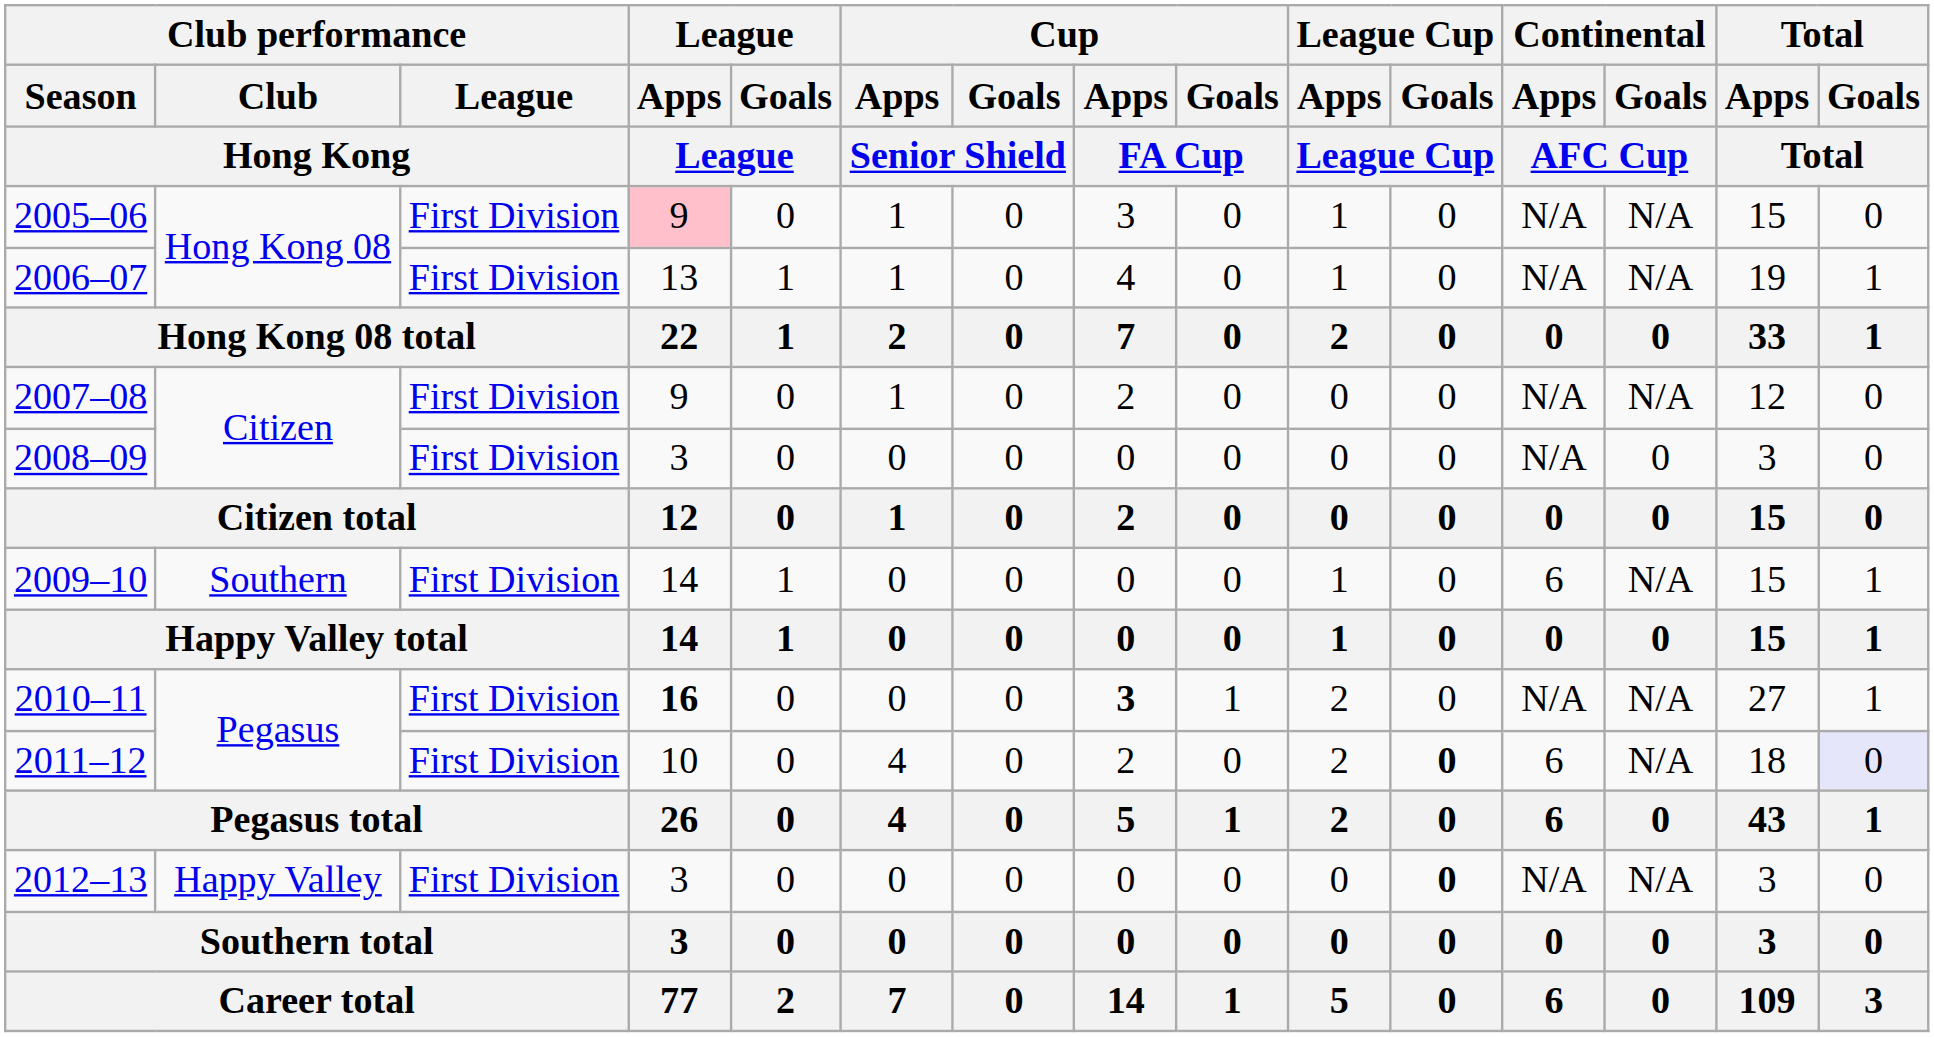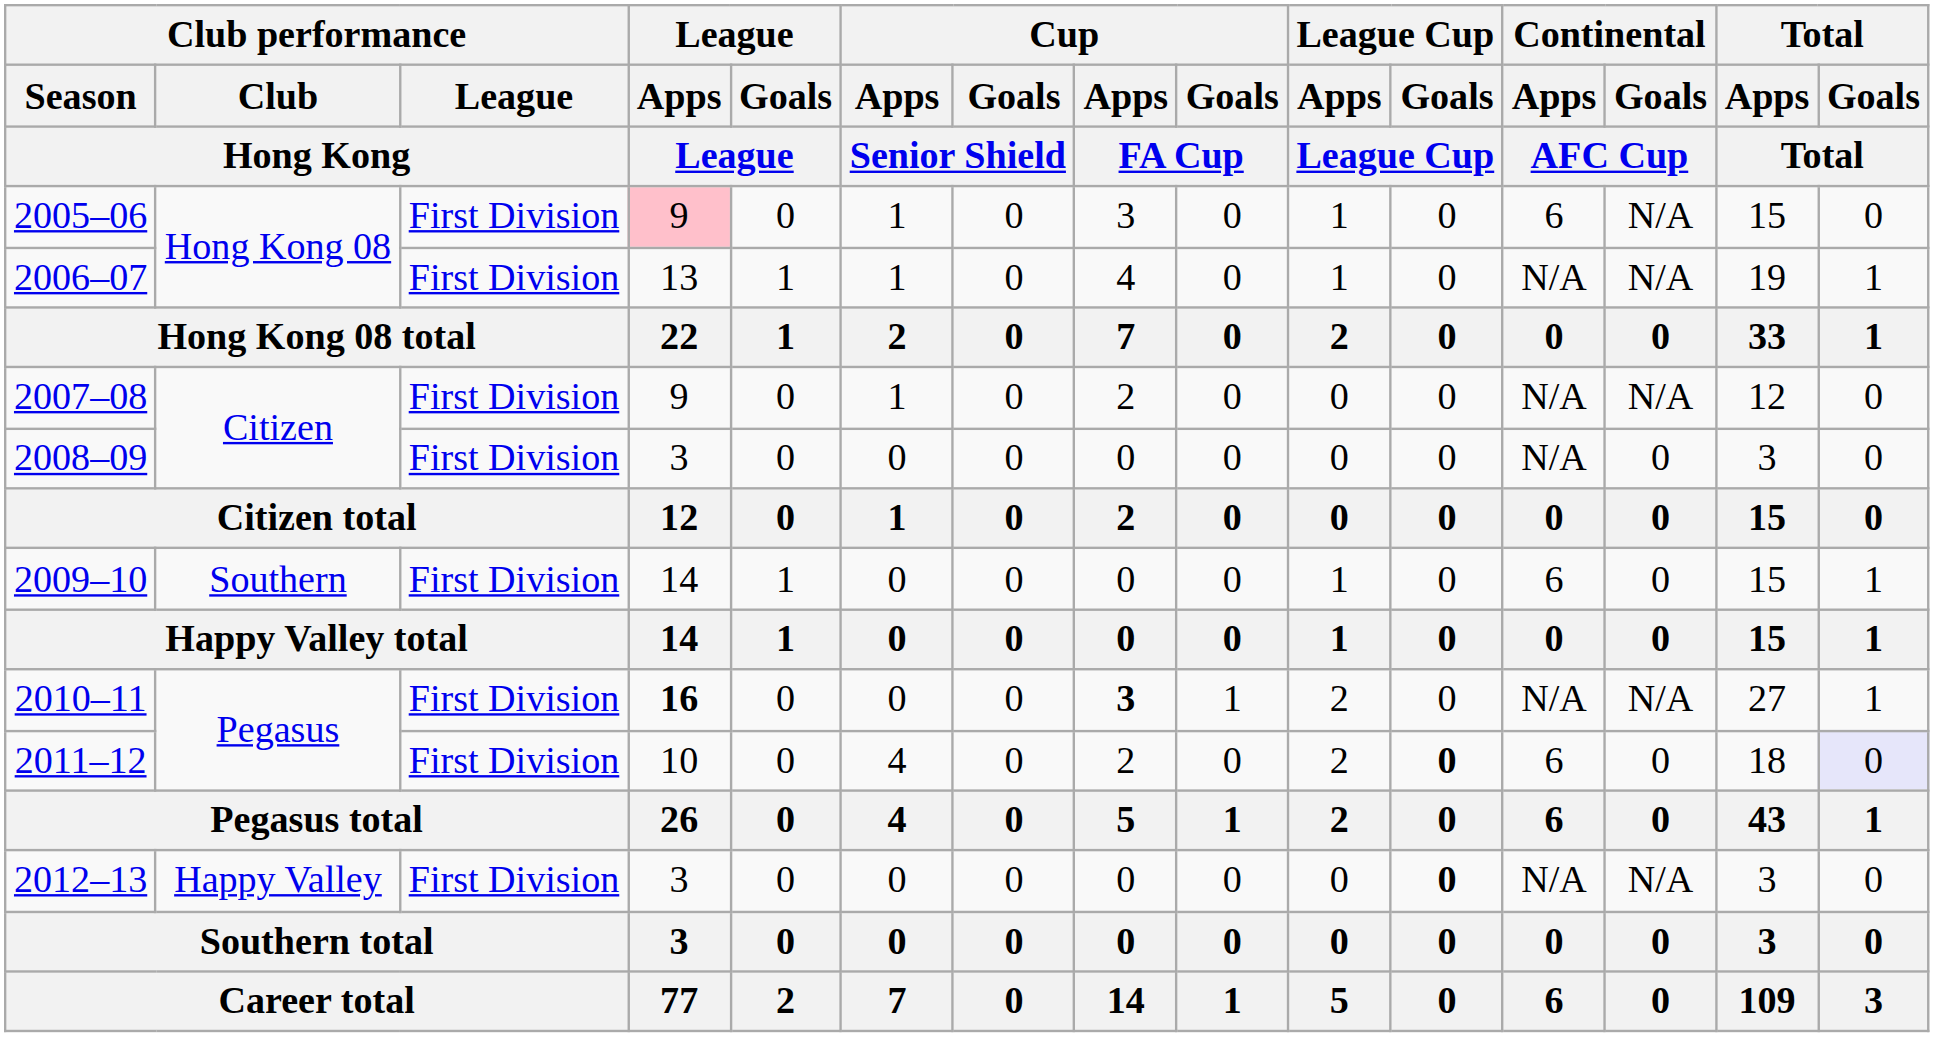(1554, 215) N/A -> (1554, 215) 6
(1661, 578) N/A -> (1661, 578) 0
(1661, 759) N/A -> (1661, 759) 0
